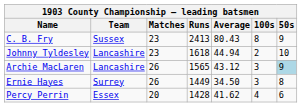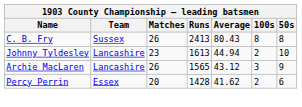(154, 39) 23 -> (154, 39) 26
(281, 39) 9 -> (281, 39) 8
(199, 53) 1618 -> (199, 53) 1613
(281, 67) lightblue background -> (281, 67) no background
- row: (35, 81)
(257, 95) 4 -> (257, 81) 2
